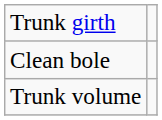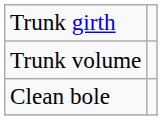rows swapped: (60, 59) <-> (76, 96)
